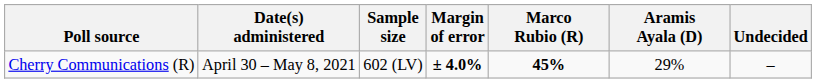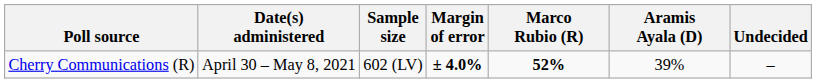(549, 64) 45% -> (549, 64) 52%
(669, 64) 29% -> (669, 64) 39%
